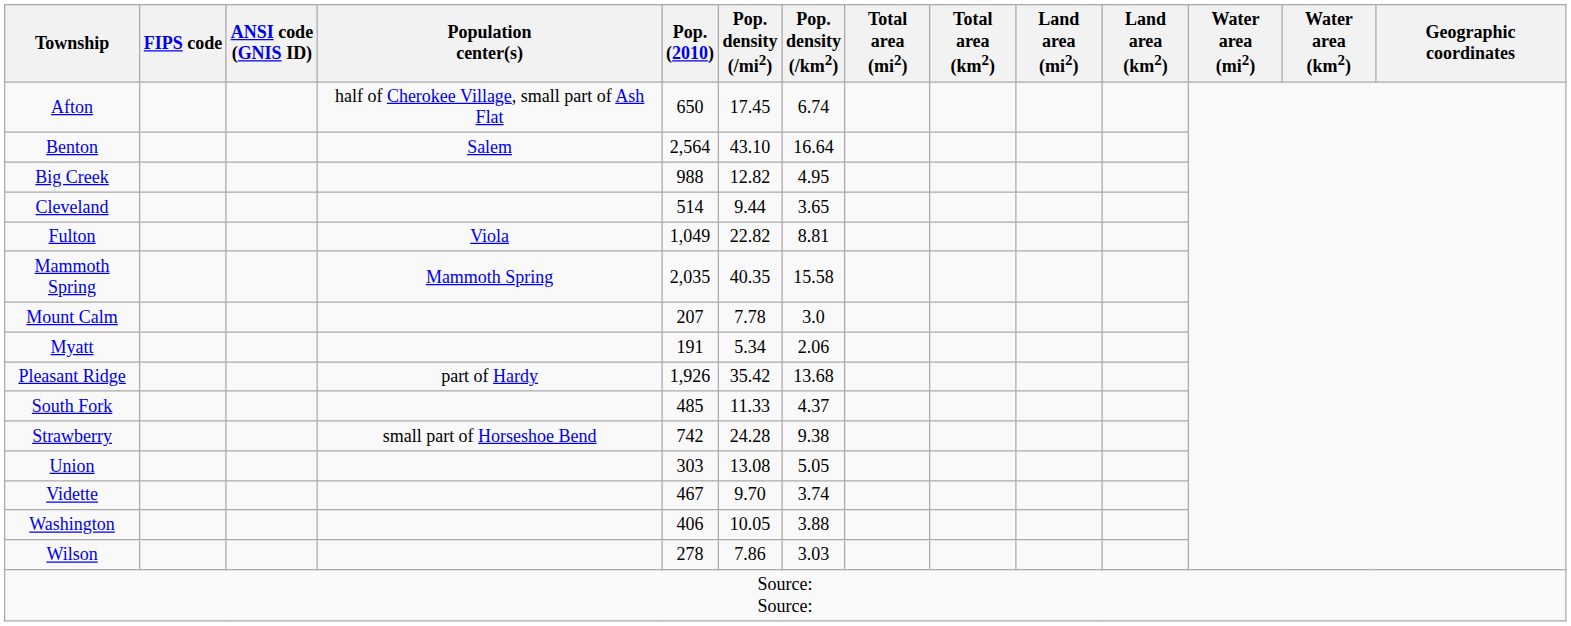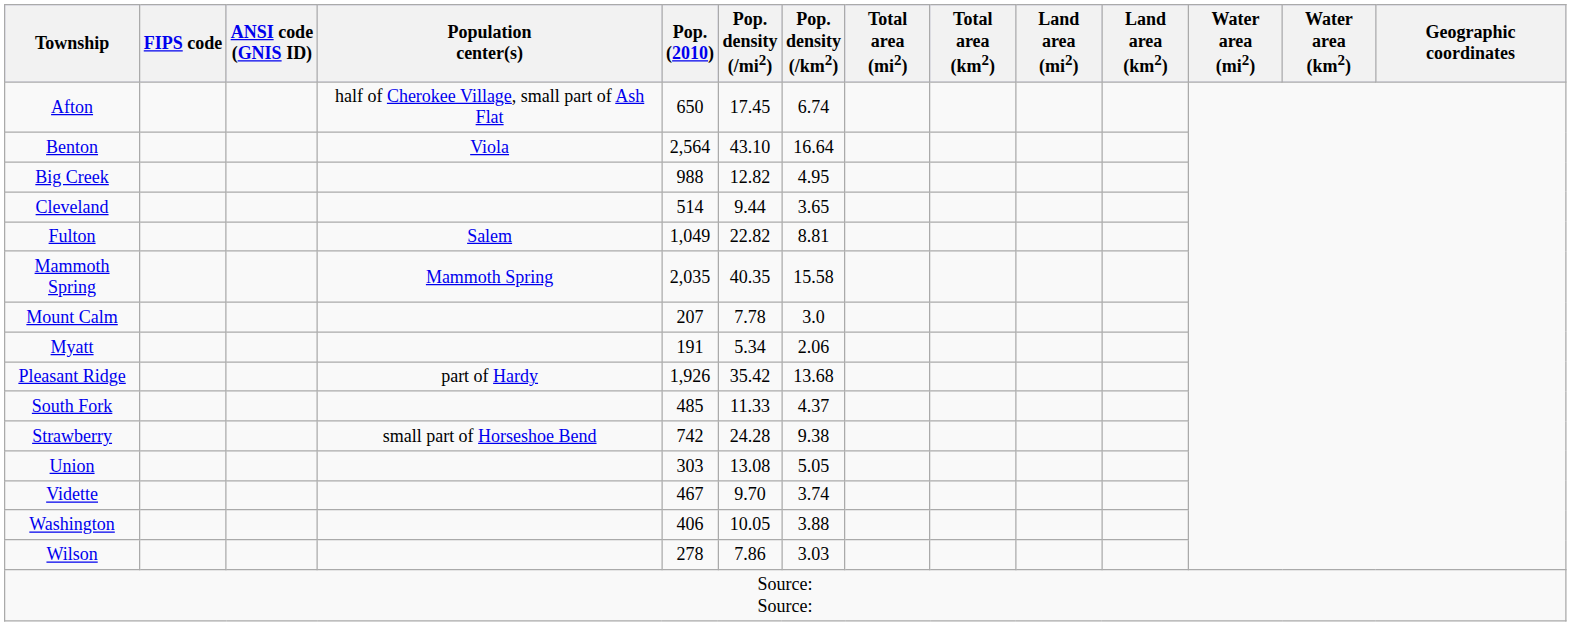(490, 147) Salem -> (490, 147) Viola
(490, 236) Viola -> (490, 236) Salem
